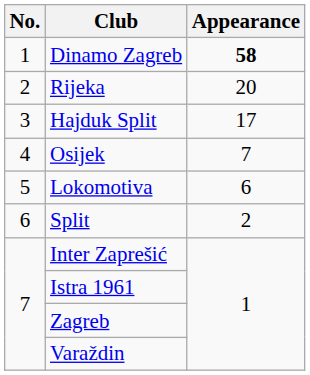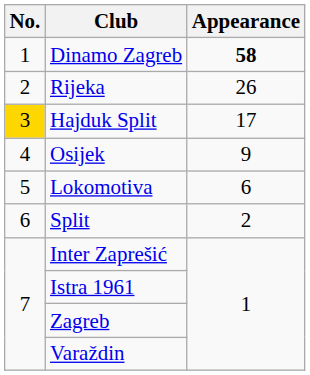(246, 87) 20 -> (246, 87) 26
(25, 120) no background -> (25, 120) gold background
(246, 154) 7 -> (246, 154) 9
